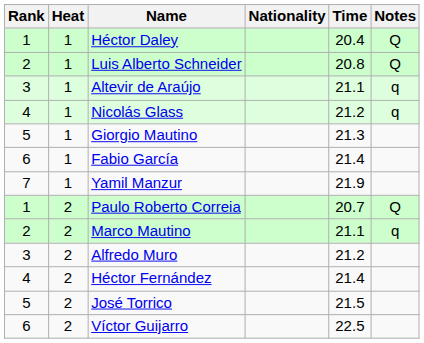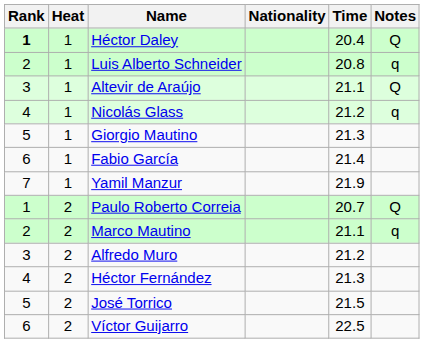(26, 40) normal -> (26, 40) bold
(395, 64) Q -> (395, 64) q
(395, 87) q -> (395, 87) Q
(350, 278) 21.4 -> (350, 278) 21.3
